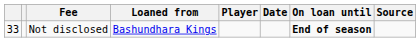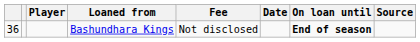columns swapped: (240, 13) <-> (68, 13)
(13, 29) 33 -> (13, 29) 36
